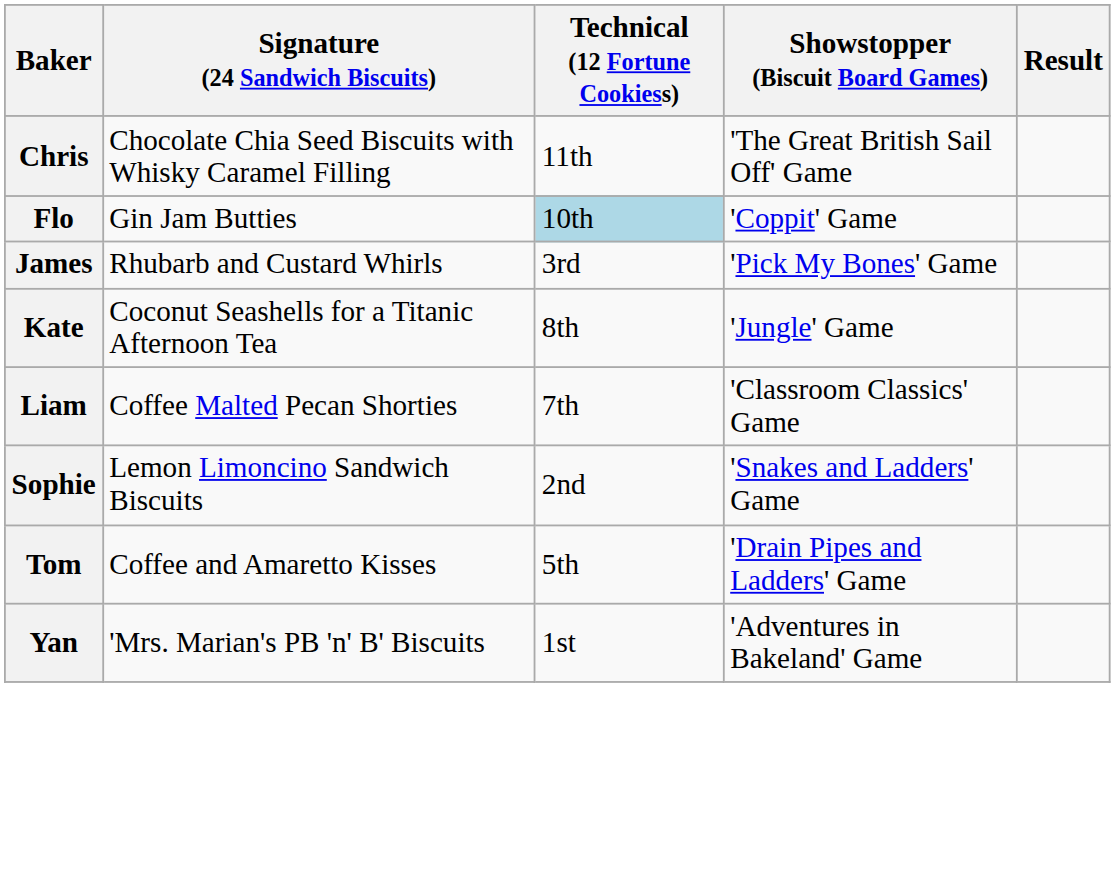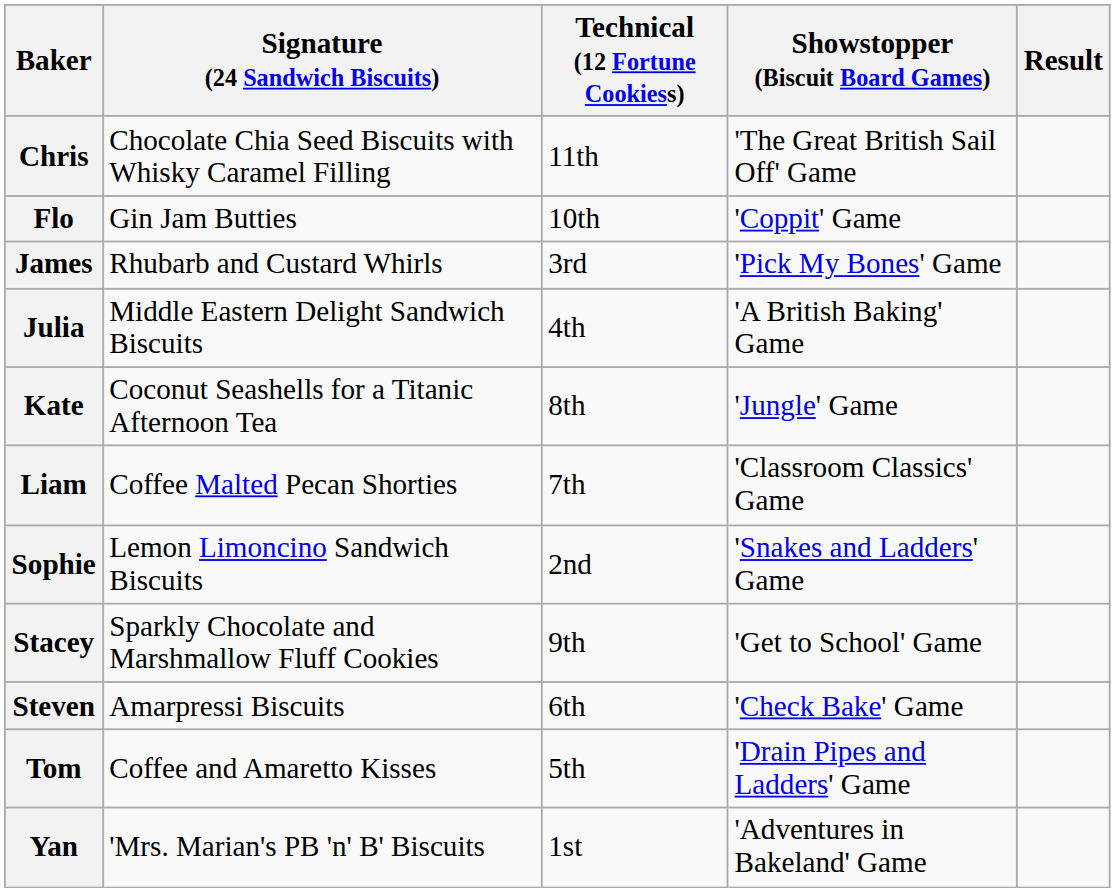(568, 218) lightblue background -> (574, 218) no background
+ row: (54, 326)
+ row: (54, 642)
+ row: (54, 705)
